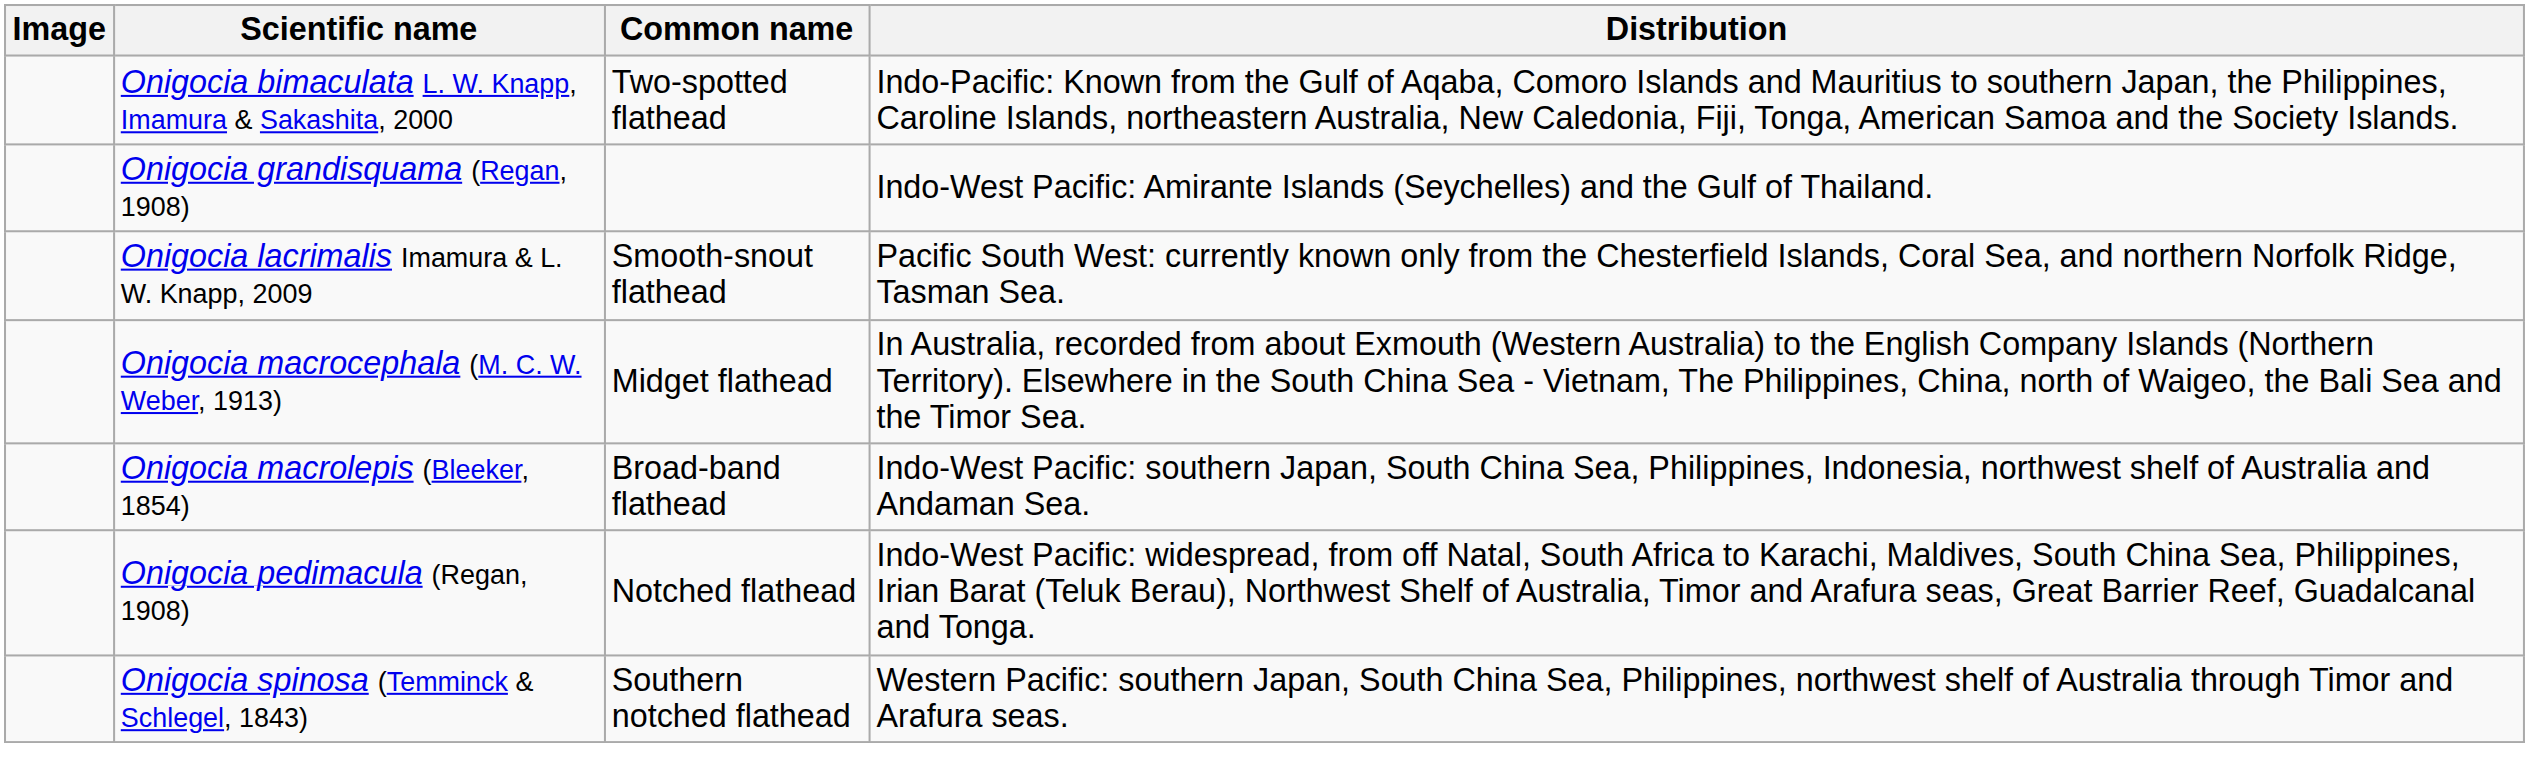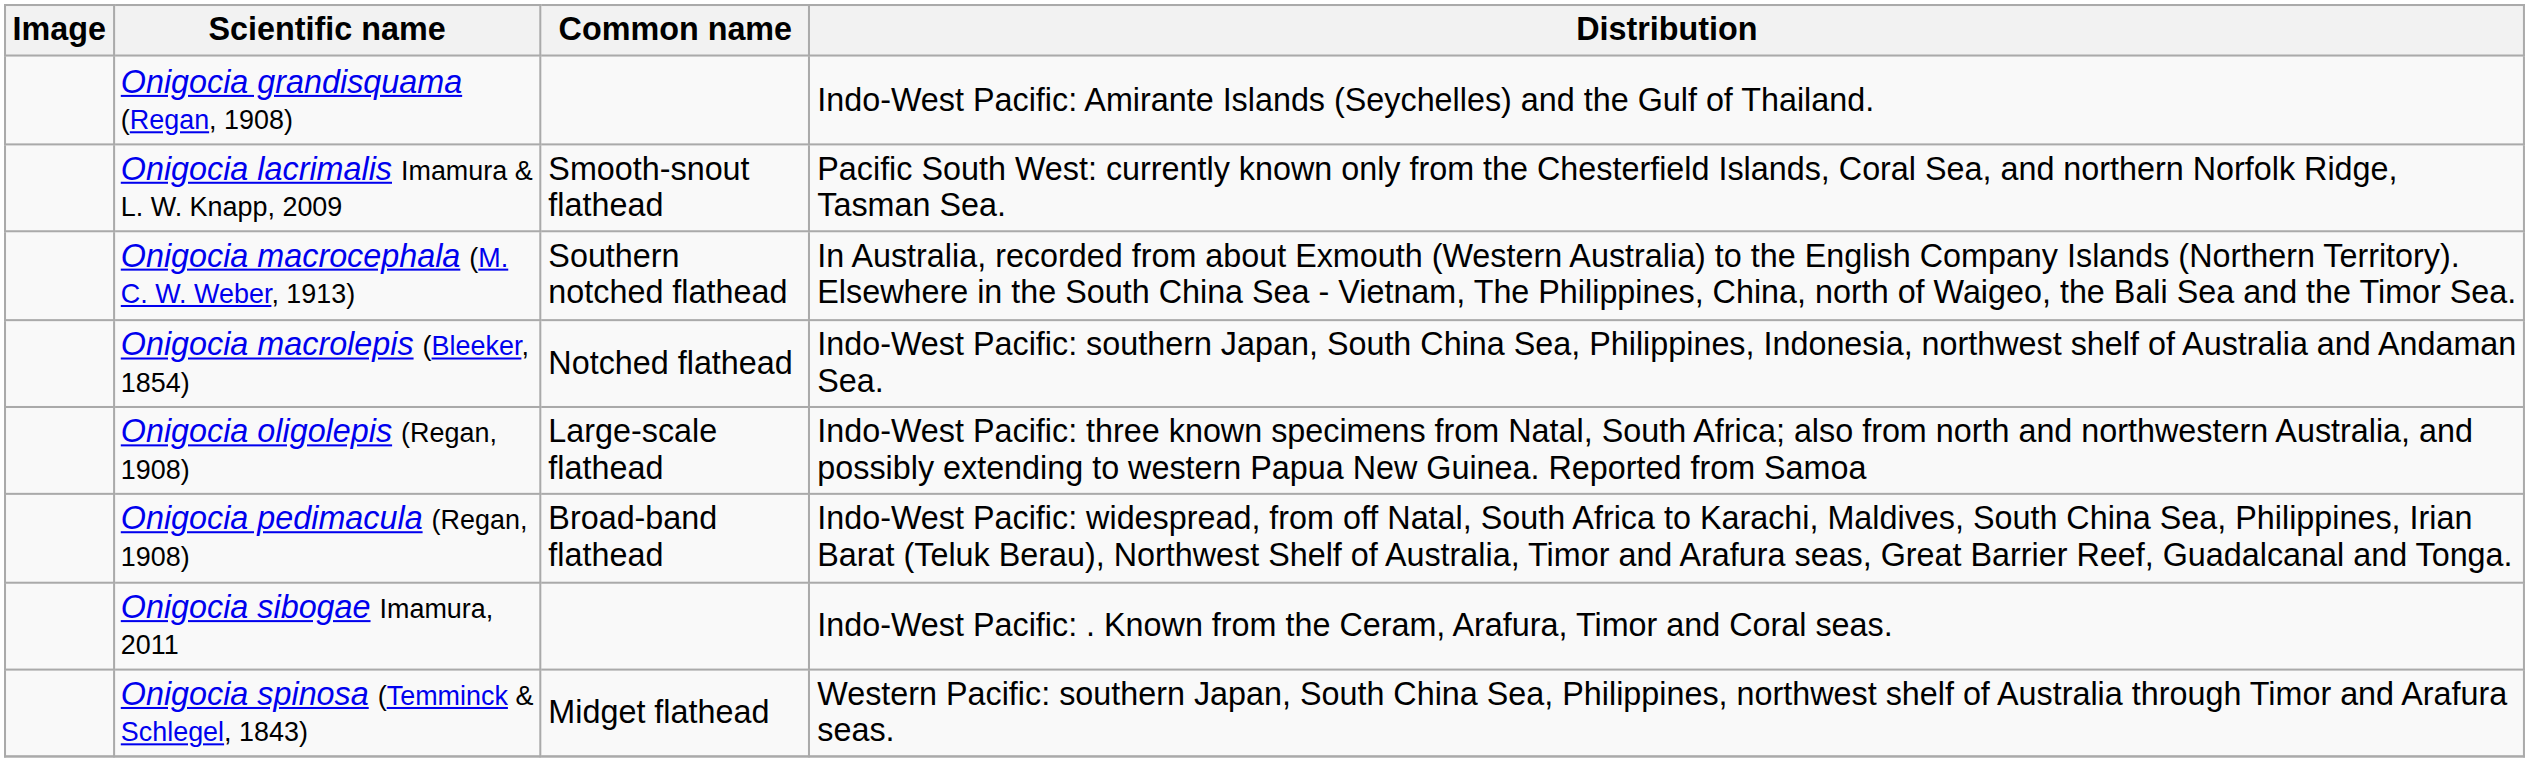- row: (349, 99)
(722, 380) Midget flathead -> (668, 274) Southern notched flathead
(696, 486) Broad-band flathead -> (671, 362) Notched flathead
+ row: (309, 450)
(734, 592) Notched flathead -> (633, 537) Broad-band flathead
+ row: (307, 625)
(731, 697) Southern notched flathead -> (659, 712) Midget flathead
